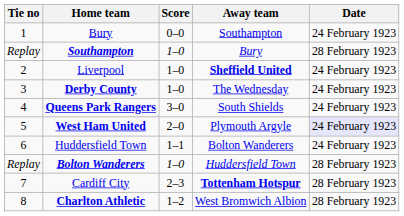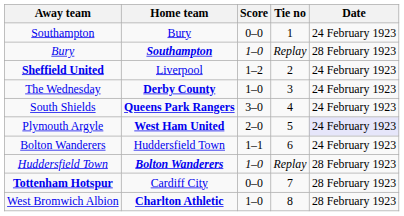columns swapped: (24, 13) <-> (251, 13)
(175, 70) 1–0 -> (254, 70) 1–2
(175, 182) 2–3 -> (254, 182) 0–0
(175, 201) 1–2 -> (254, 201) 1–0
